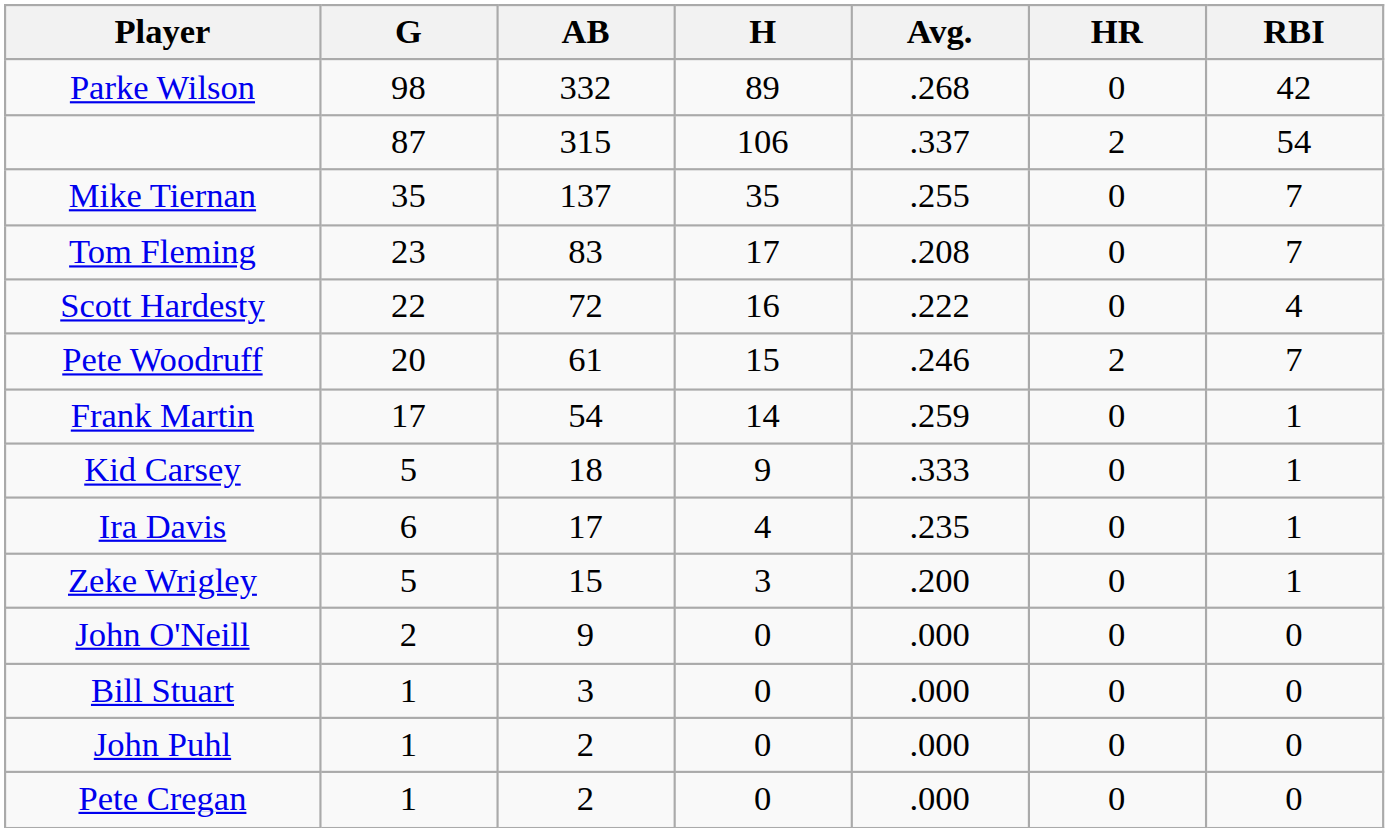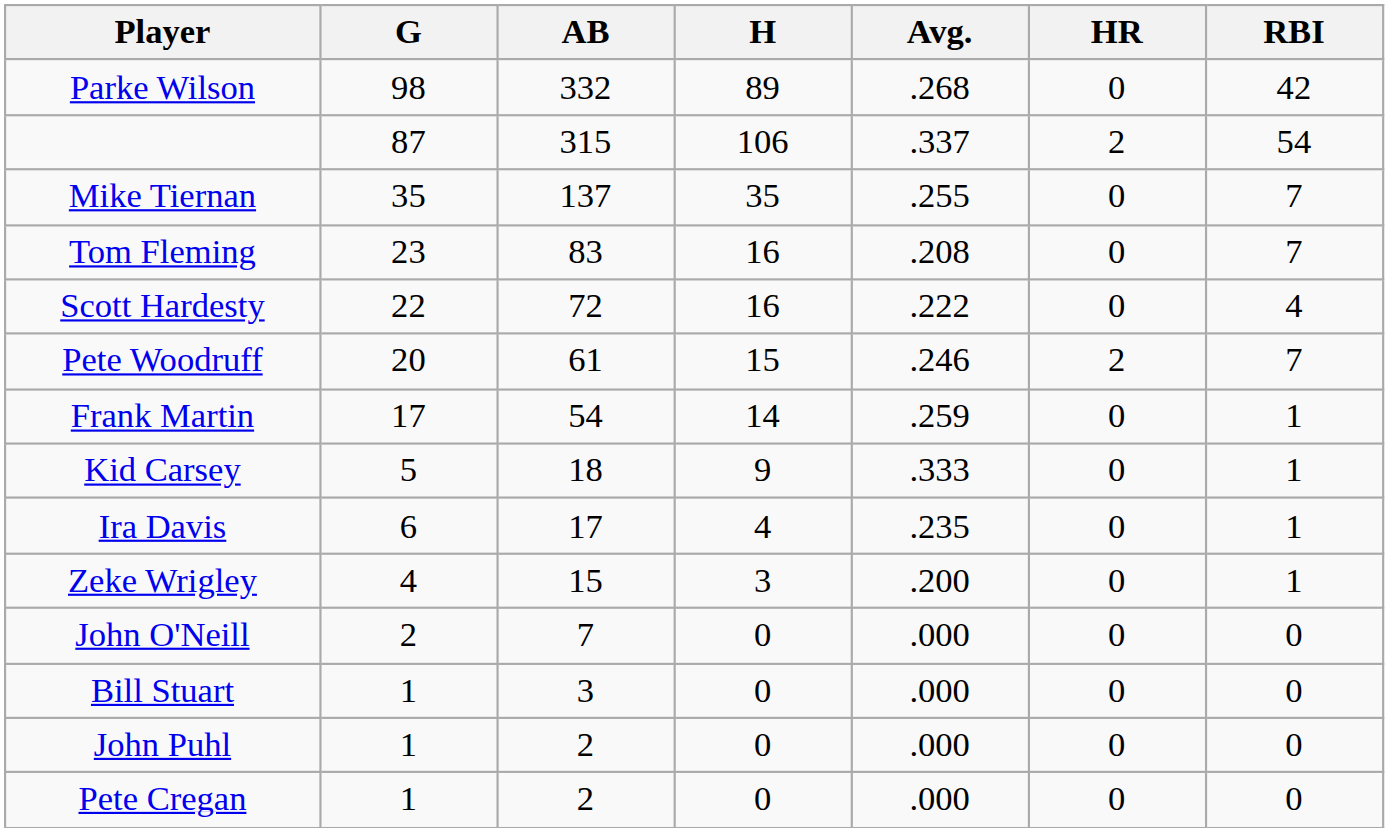(763, 251) 17 -> (763, 251) 16
(408, 580) 5 -> (408, 580) 4
(585, 634) 9 -> (585, 634) 7
